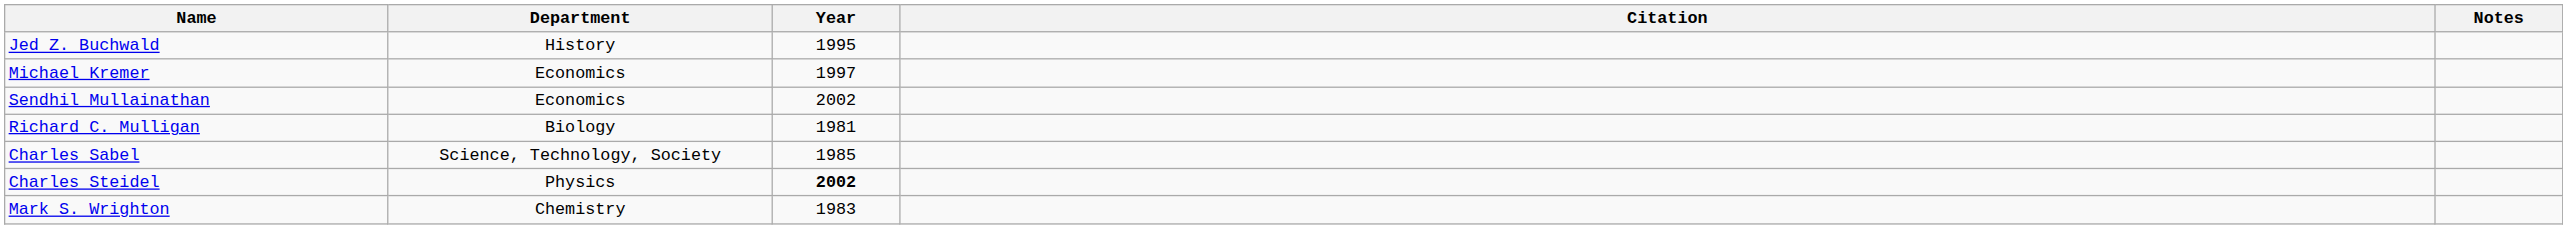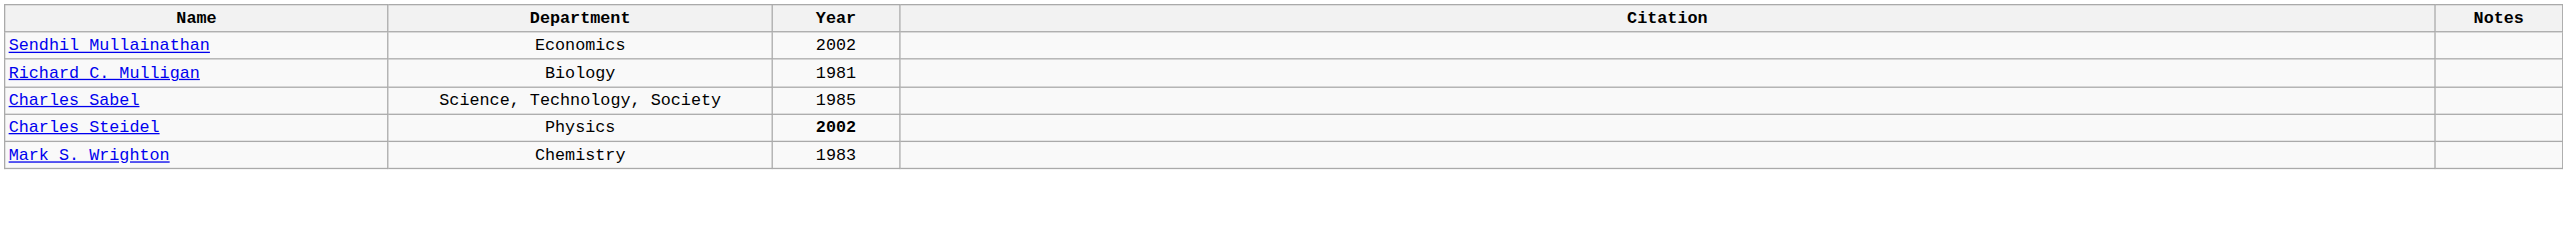- row: (84, 46)
- row: (79, 73)
